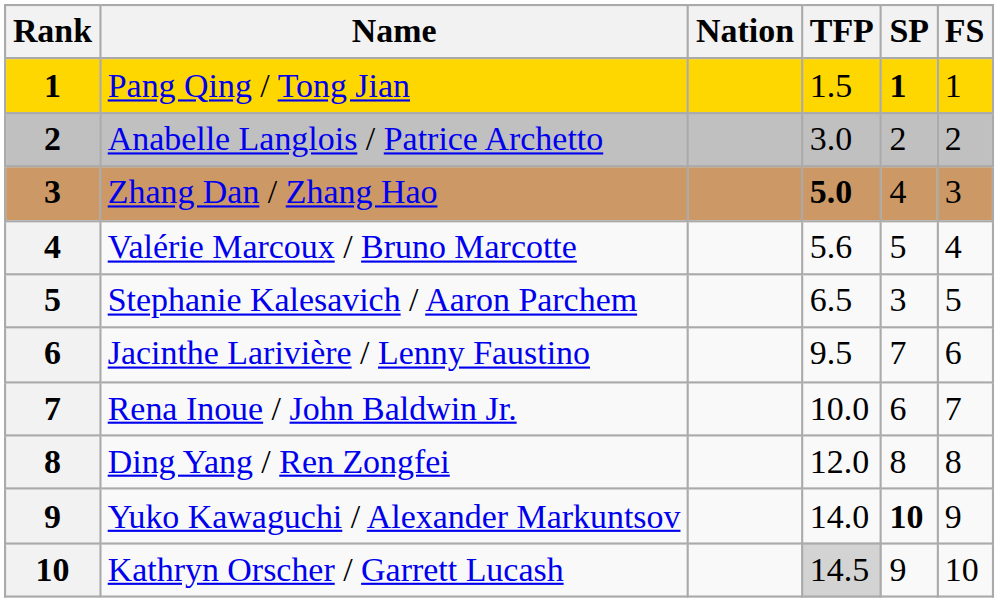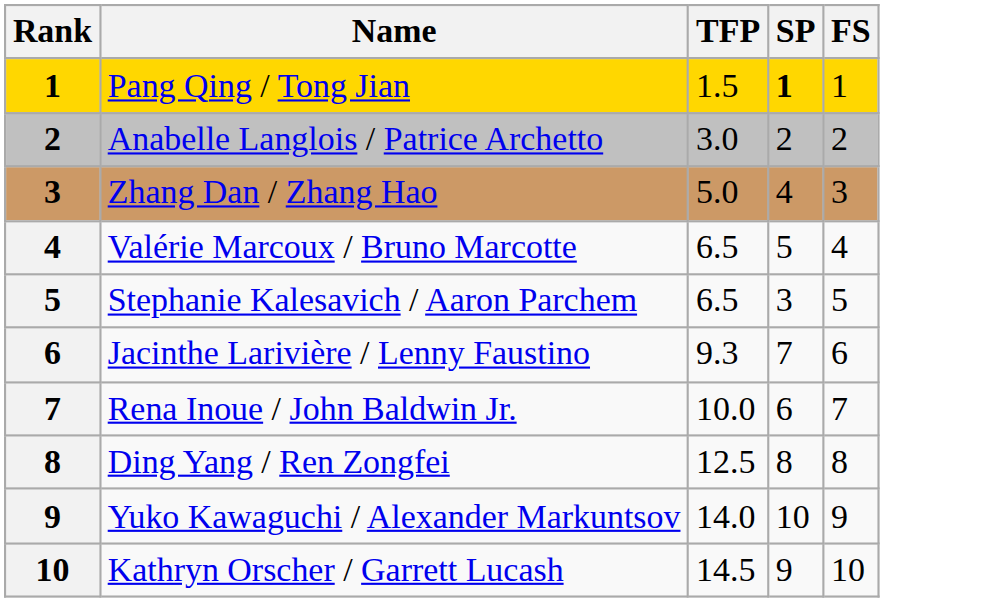- column: (745, 31)
(831, 192) bold -> (717, 192) normal
(831, 246) 5.6 -> (717, 246) 6.5
(831, 354) 9.5 -> (717, 354) 9.3
(839, 461) 12.0 -> (726, 461) 12.5
(906, 515) bold -> (793, 515) normal
(839, 569) lightgrey background -> (726, 569) no background
